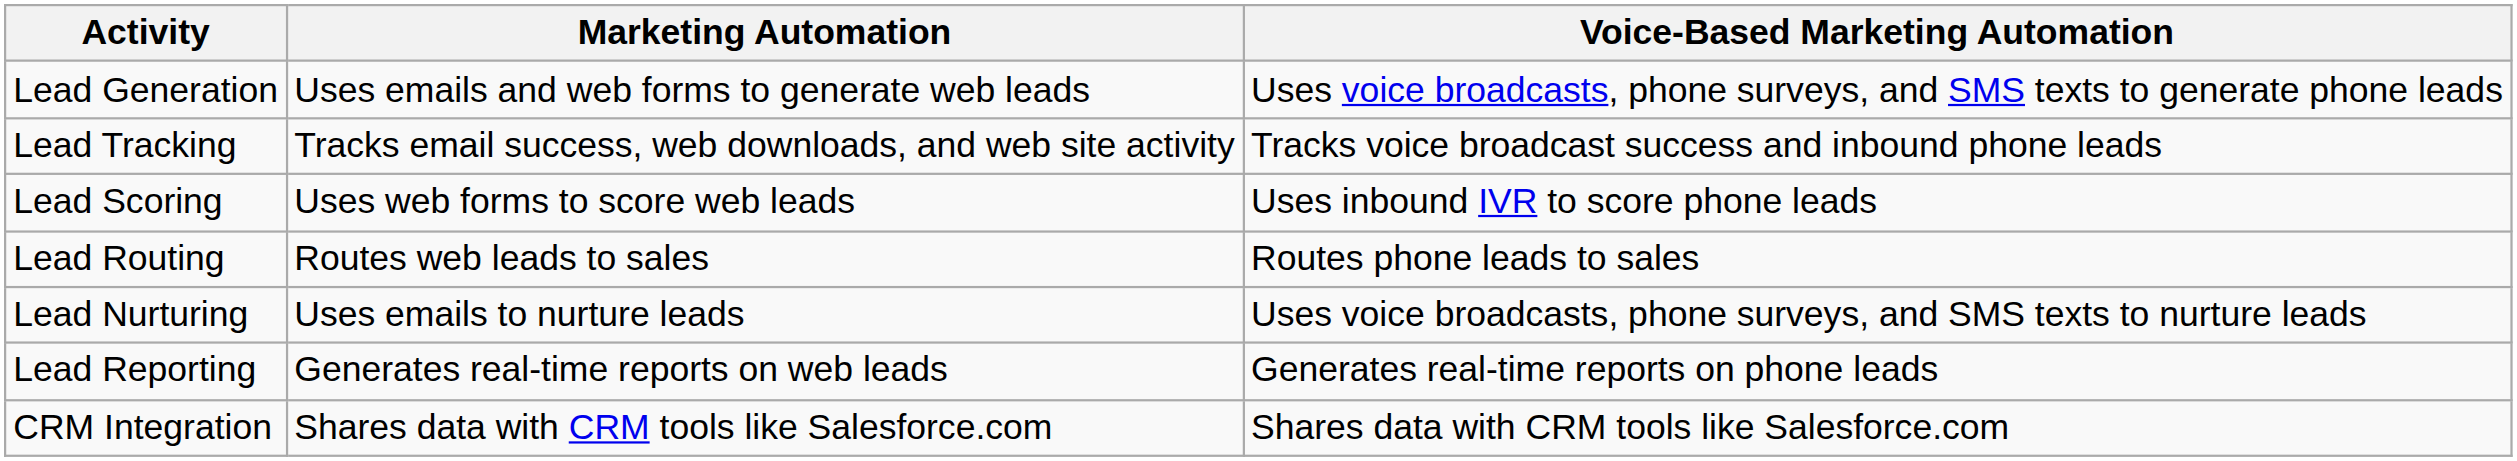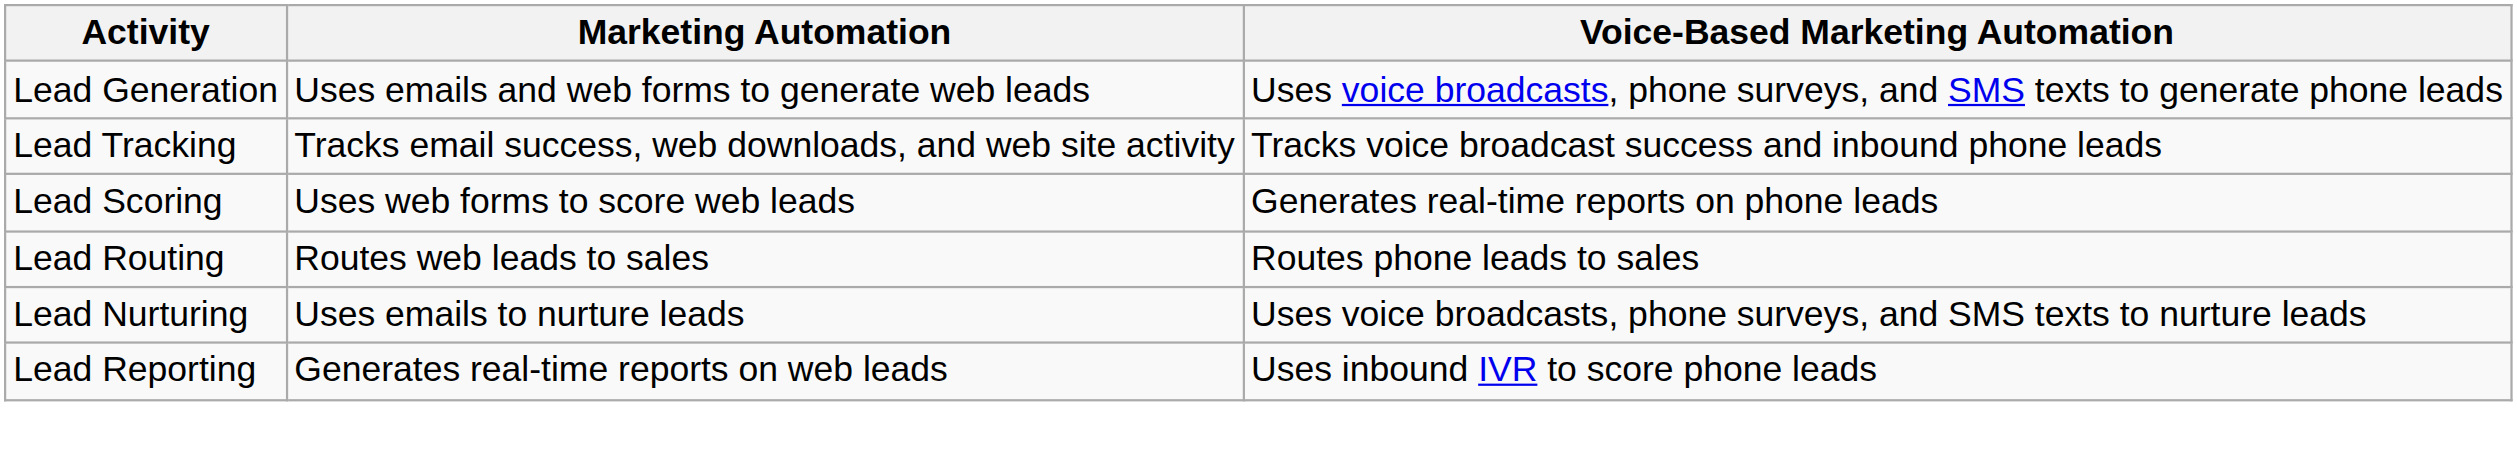(1564, 201) Uses inbound IVR to score phone leads -> (1595, 201) Generates real-time reports on phone leads
(1595, 370) Generates real-time reports on phone leads -> (1564, 370) Uses inbound IVR to score phone leads
- row: (143, 426)
